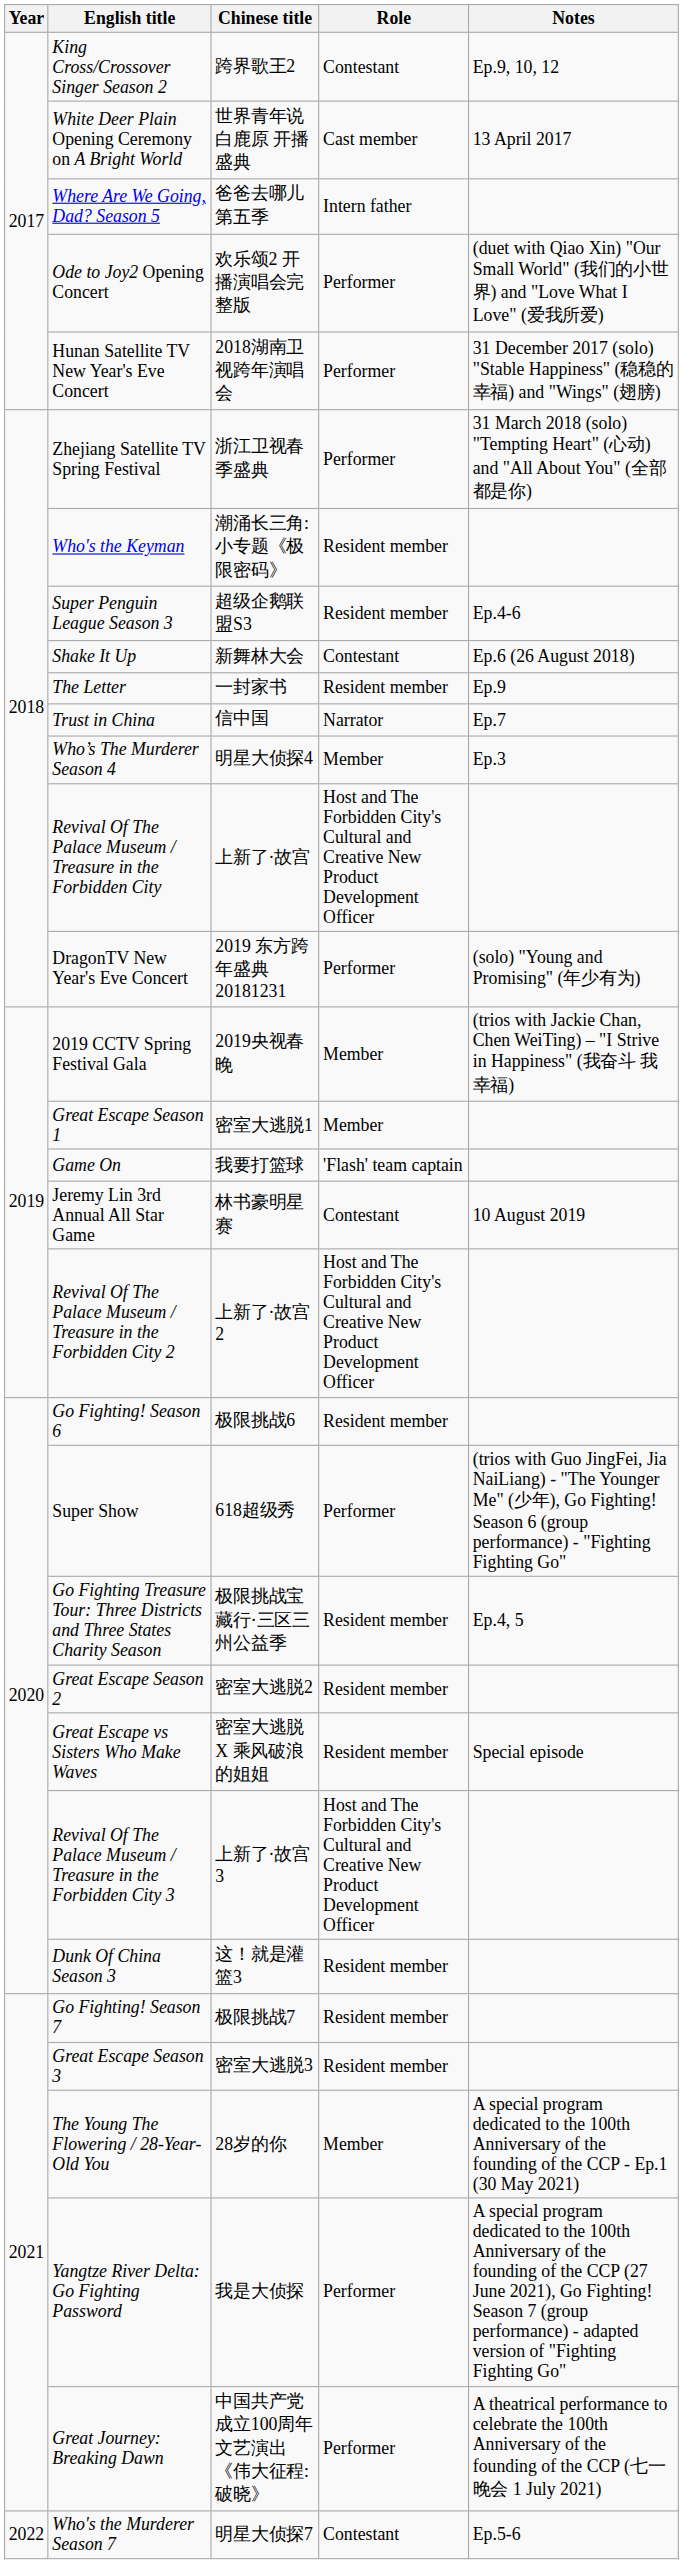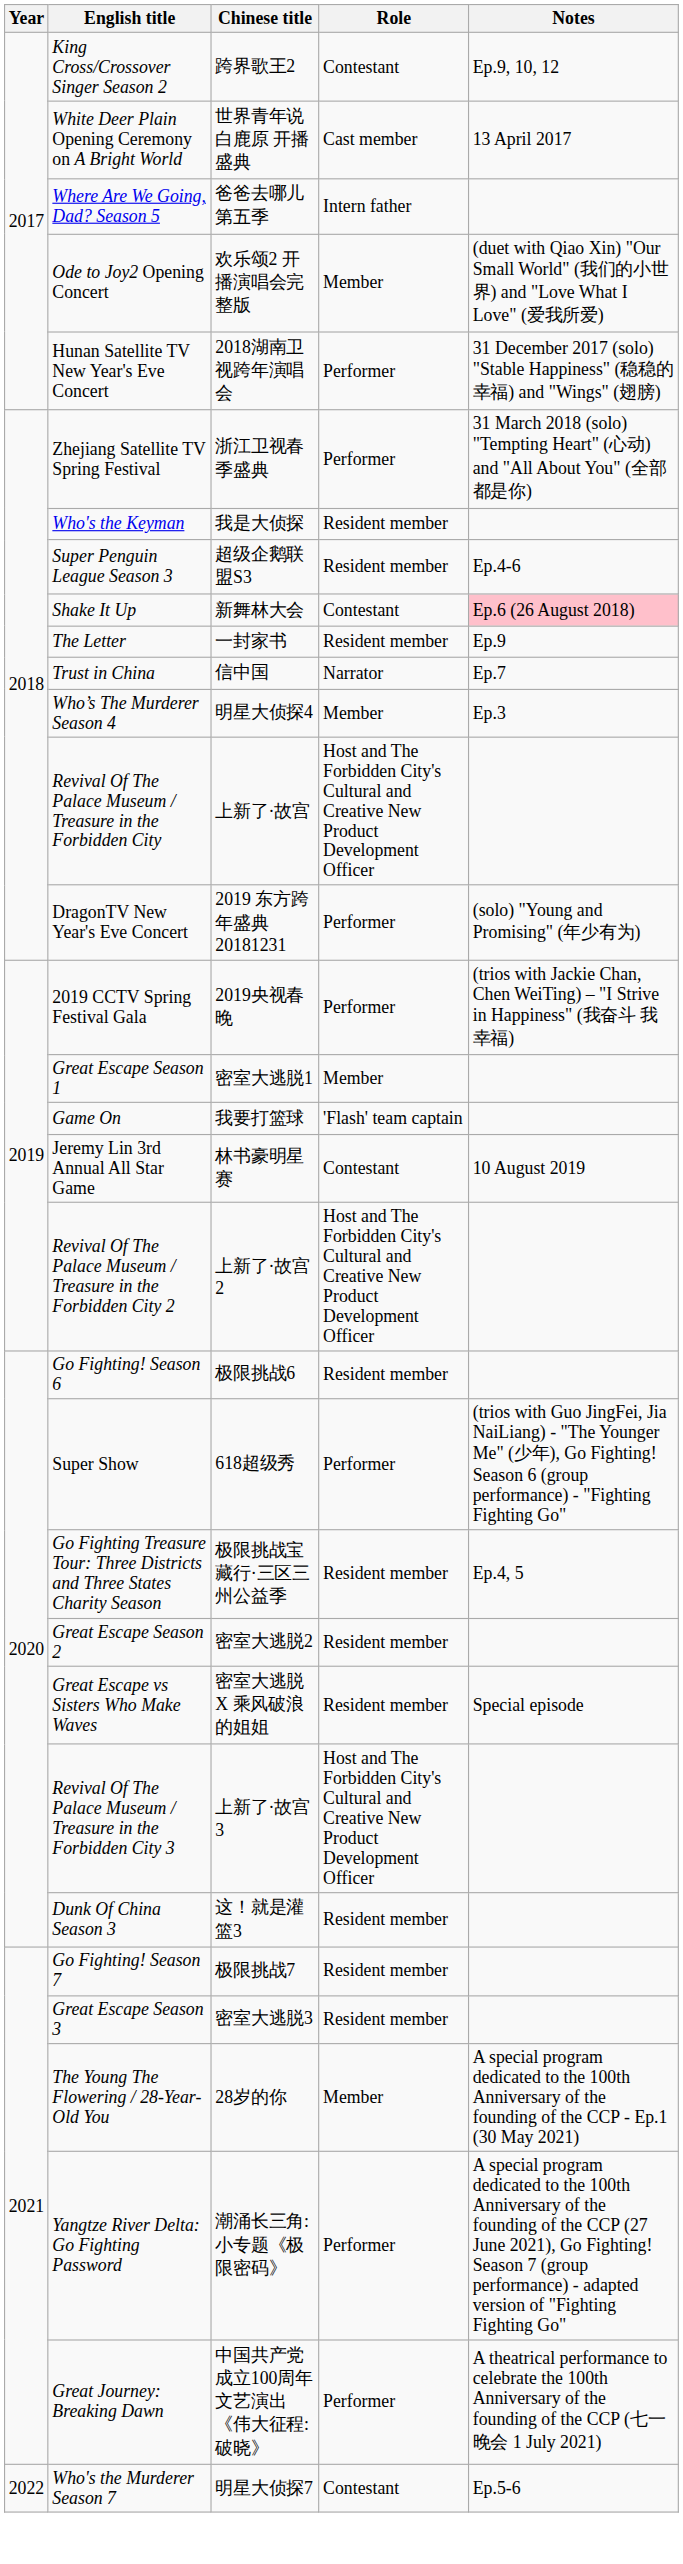(359, 282) Performer -> (353, 282) Member
(262, 546) 潮涌长三角: 小专题《极限密码》 -> (260, 523) 我是大侦探
(554, 656) no background -> (554, 610) pink background
(353, 1053) Member -> (359, 1007) Performer
(260, 2291) 我是大侦探 -> (262, 2244) 潮涌长三角: 小专题《极限密码》
